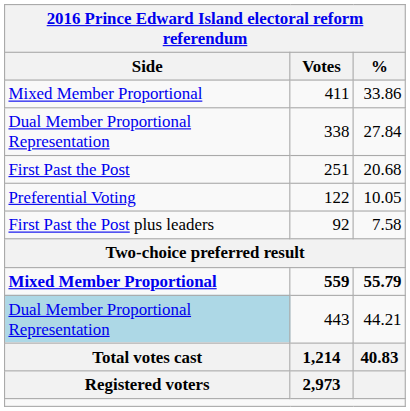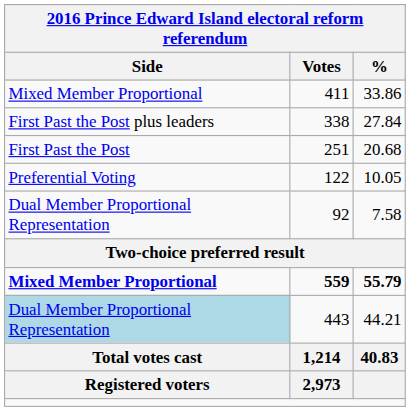(100, 132) Dual Member Proportional Representation -> (111, 122) First Past the Post plus leaders
(111, 225) First Past the Post plus leaders -> (100, 215) Dual Member Proportional Representation
